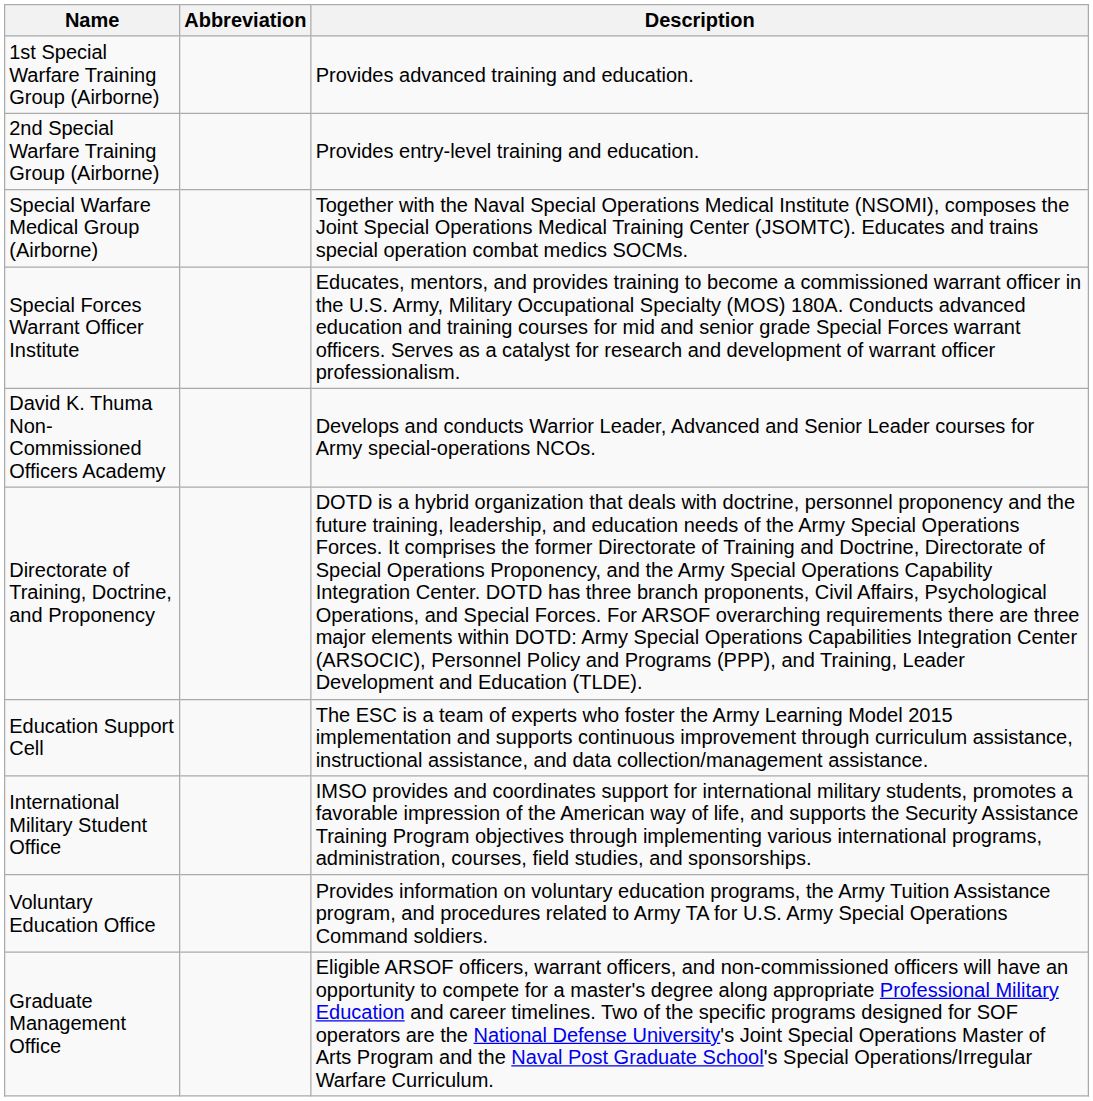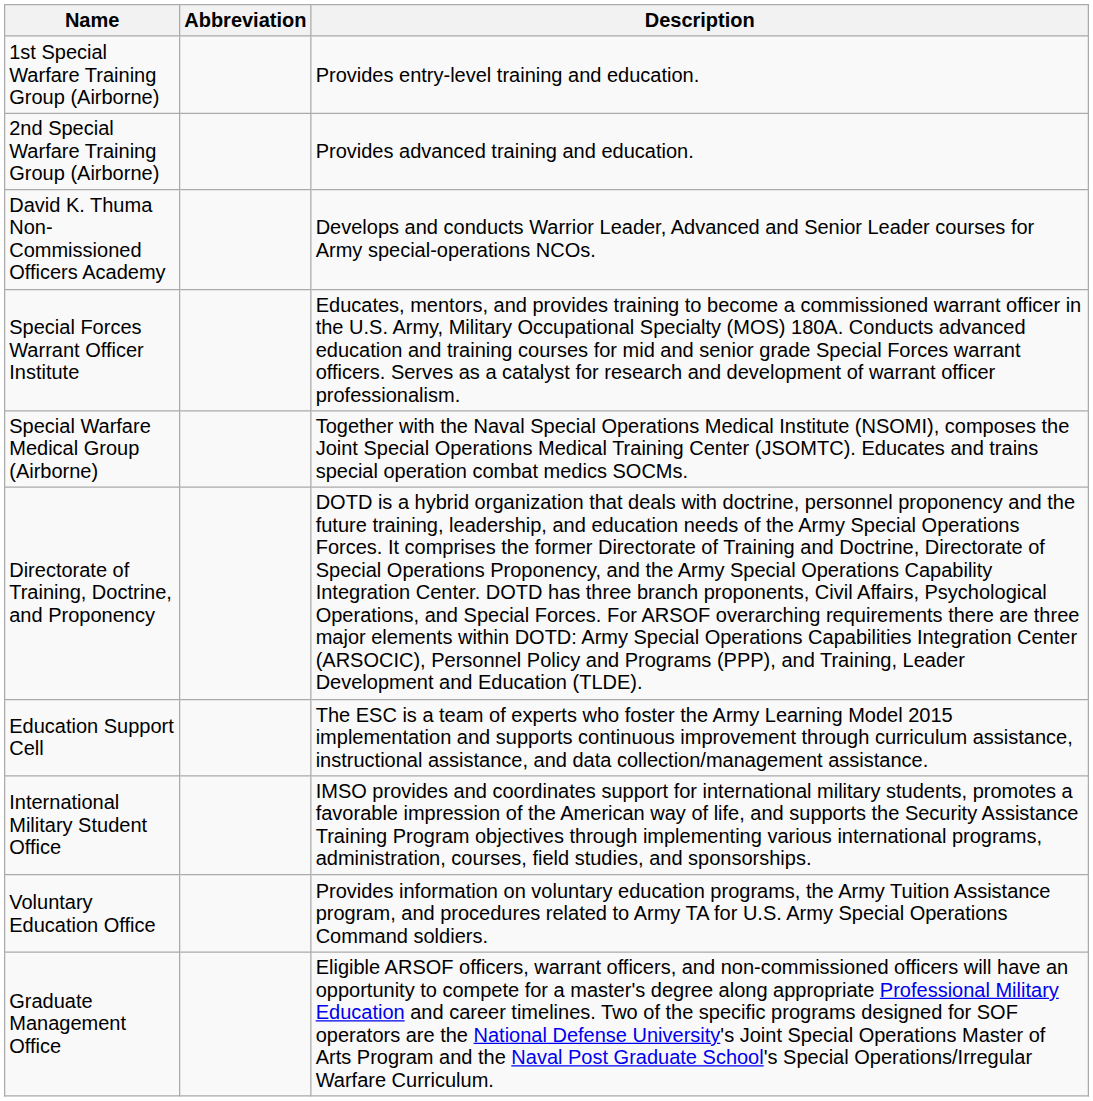(505, 74) Provides advanced training and education. -> (507, 74) Provides entry-level training and education.
(507, 151) Provides entry-level training and education. -> (505, 151) Provides advanced training and education.
rows swapped: (80, 228) <-> (87, 437)
